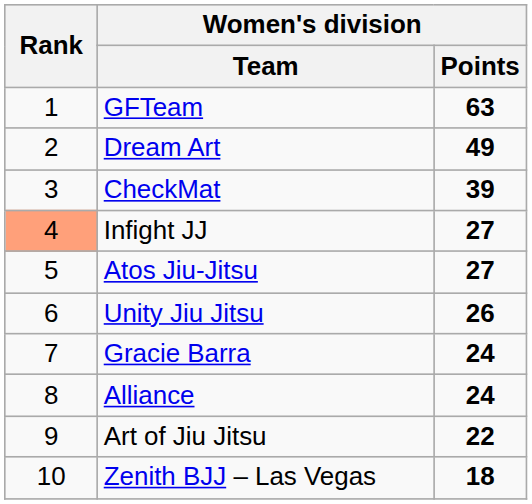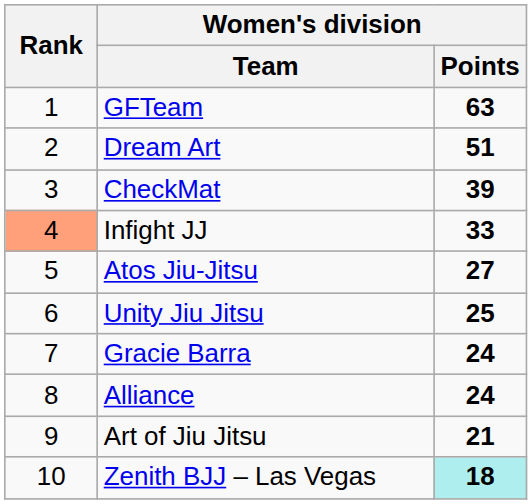(480, 148) 49 -> (480, 148) 51
(480, 230) 27 -> (480, 230) 33
(480, 312) 26 -> (480, 312) 25
(480, 436) 22 -> (480, 436) 21
(480, 477) no background -> (480, 477) paleturquoise background
